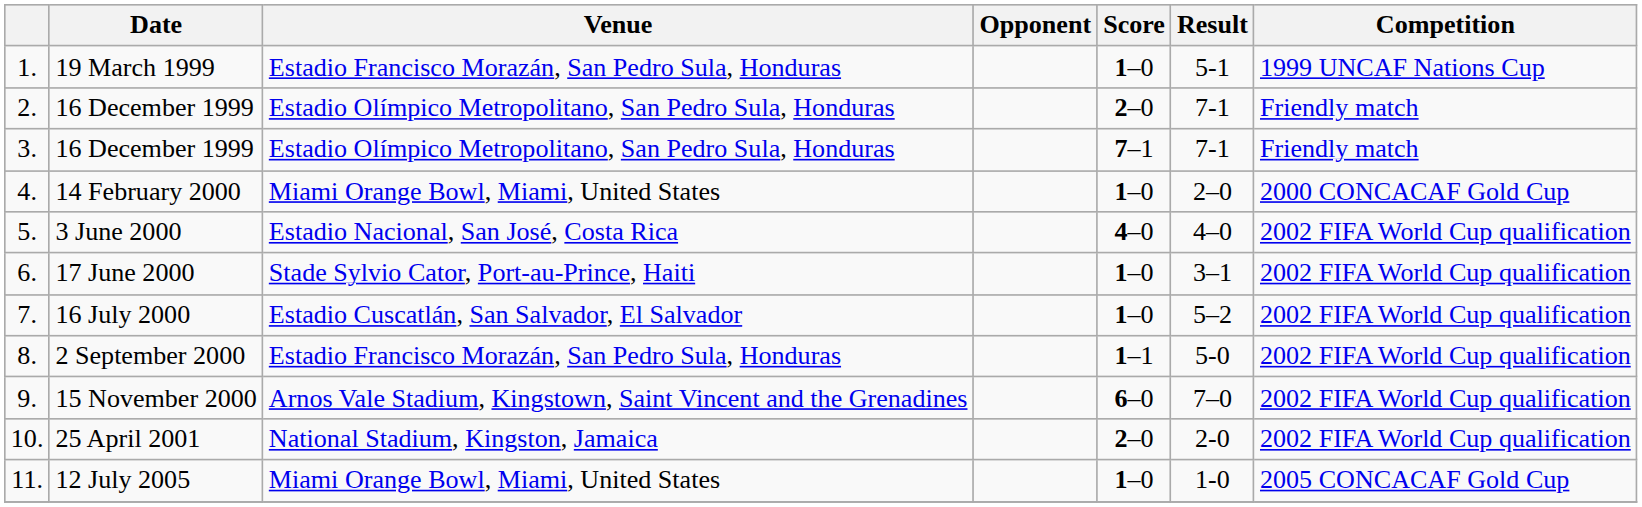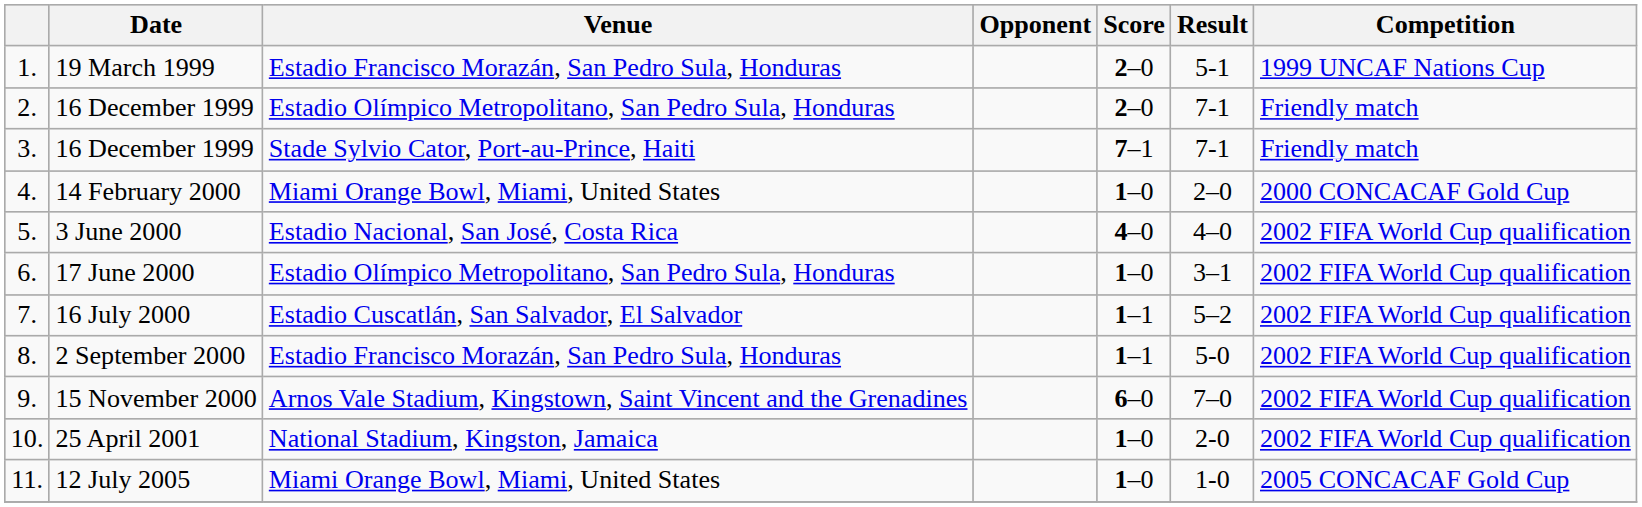(1134, 66) 1–0 -> (1134, 66) 2–0
(582, 149) Estadio Olímpico Metropolitano, San Pedro Sula, Honduras -> (482, 149) Stade Sylvio Cator, Port-au-Prince, Haiti
(482, 273) Stade Sylvio Cator, Port-au-Prince, Haiti -> (582, 273) Estadio Olímpico Metropolitano, San Pedro Sula, Honduras
(1134, 314) 1–0 -> (1134, 314) 1–1
(1134, 438) 2–0 -> (1134, 438) 1–0
